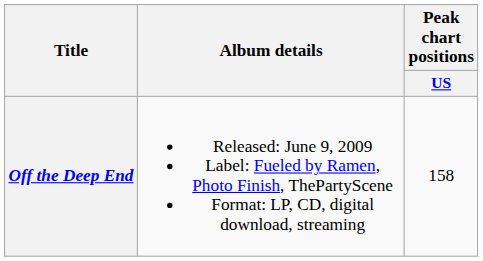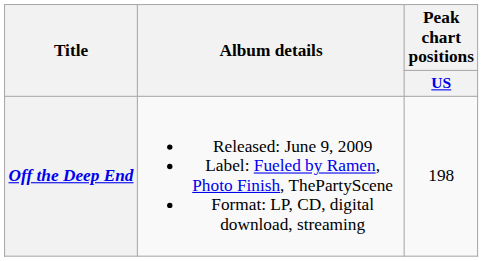(441, 176) 158 -> (441, 176) 198
